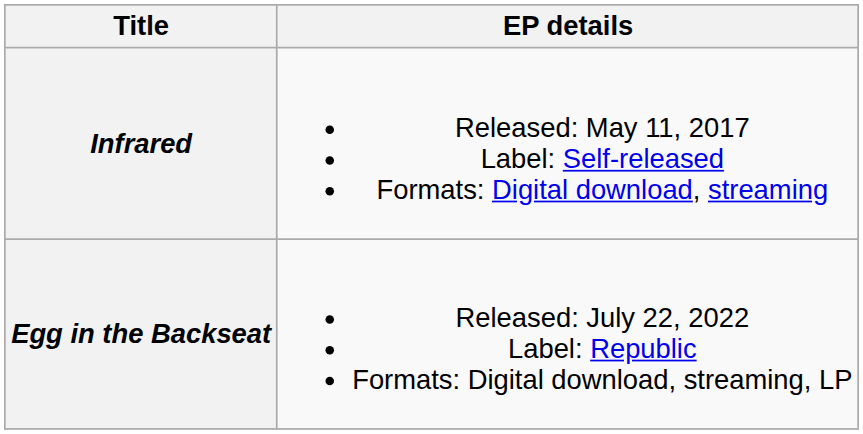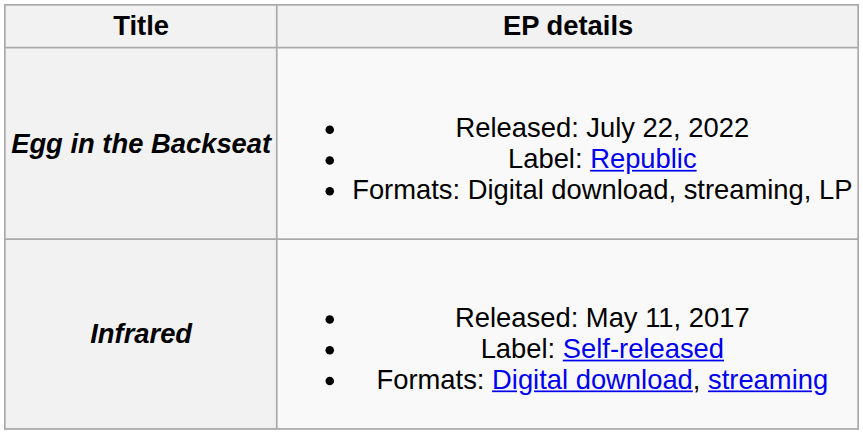rows swapped: (141, 143) <-> (141, 333)
